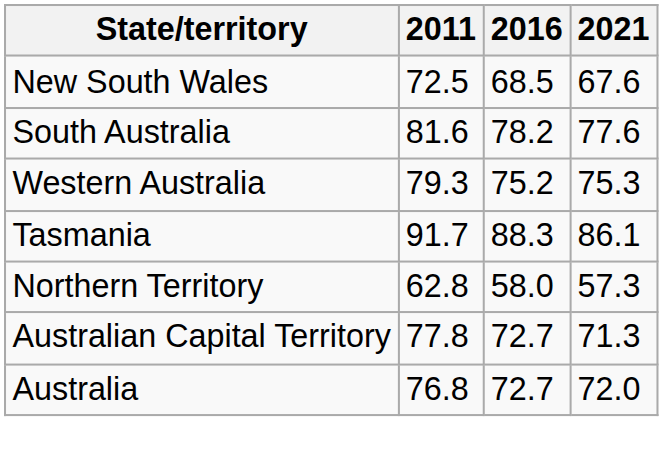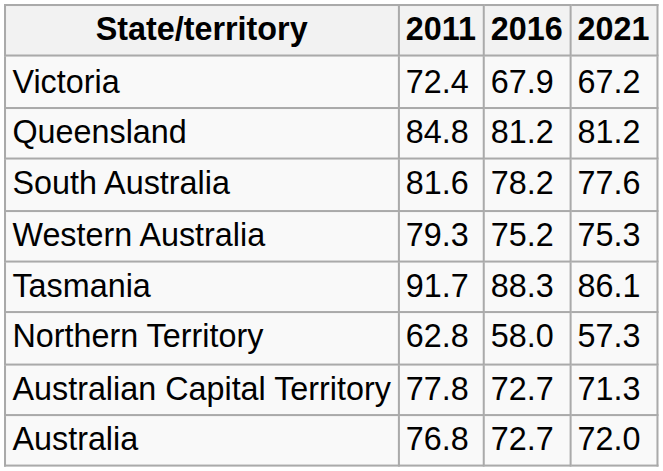- row: (140, 81)
+ row: (66, 81)
+ row: (100, 132)
